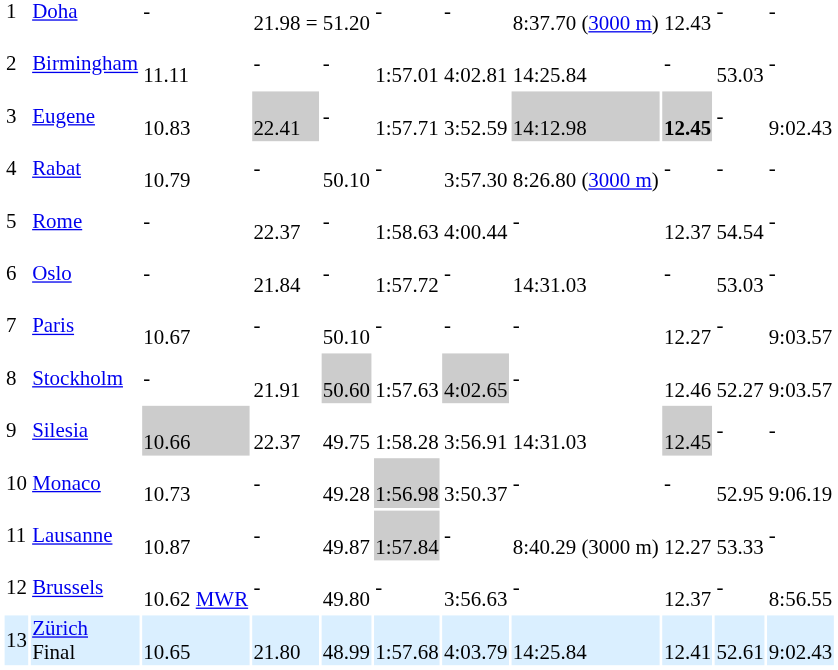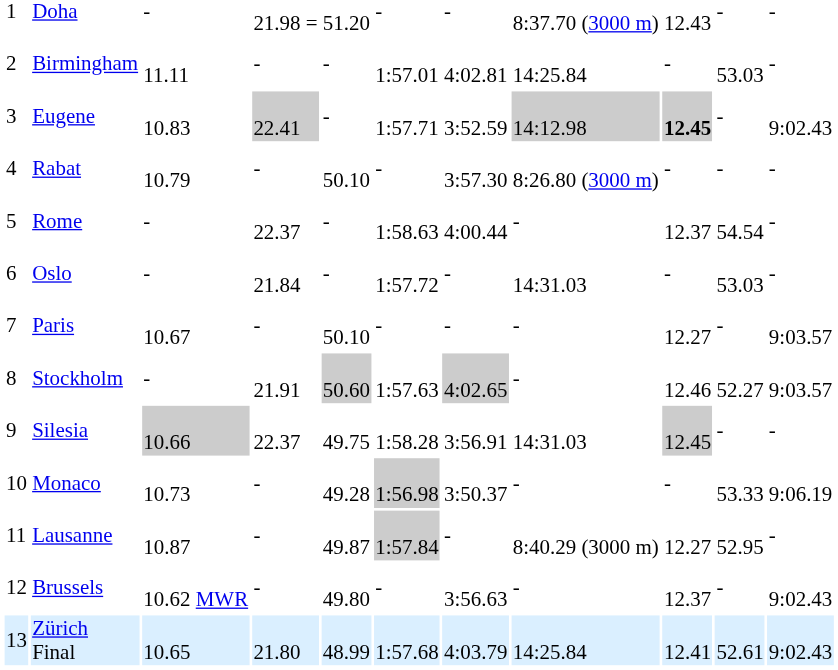(740, 494) 52.95 -> (740, 494) 53.33
(740, 547) 53.33 -> (740, 547) 52.95
(801, 599) 8:56.55 -> (801, 599) 9:02.43
